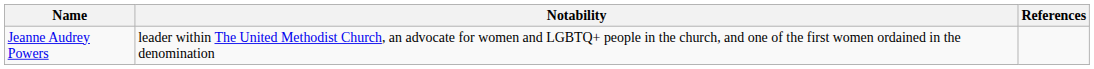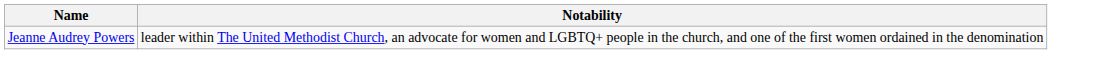- column: (1054, 15)
